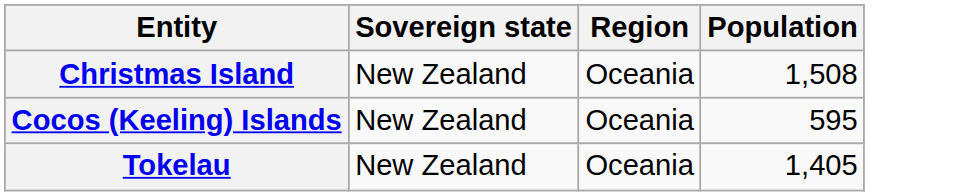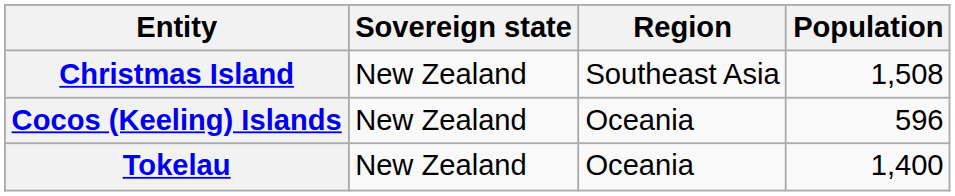(640, 73) Oceania -> (683, 73) Southeast Asia
(833, 119) 595 -> (919, 119) 596
(821, 166) 1,405 -> (907, 166) 1,400
